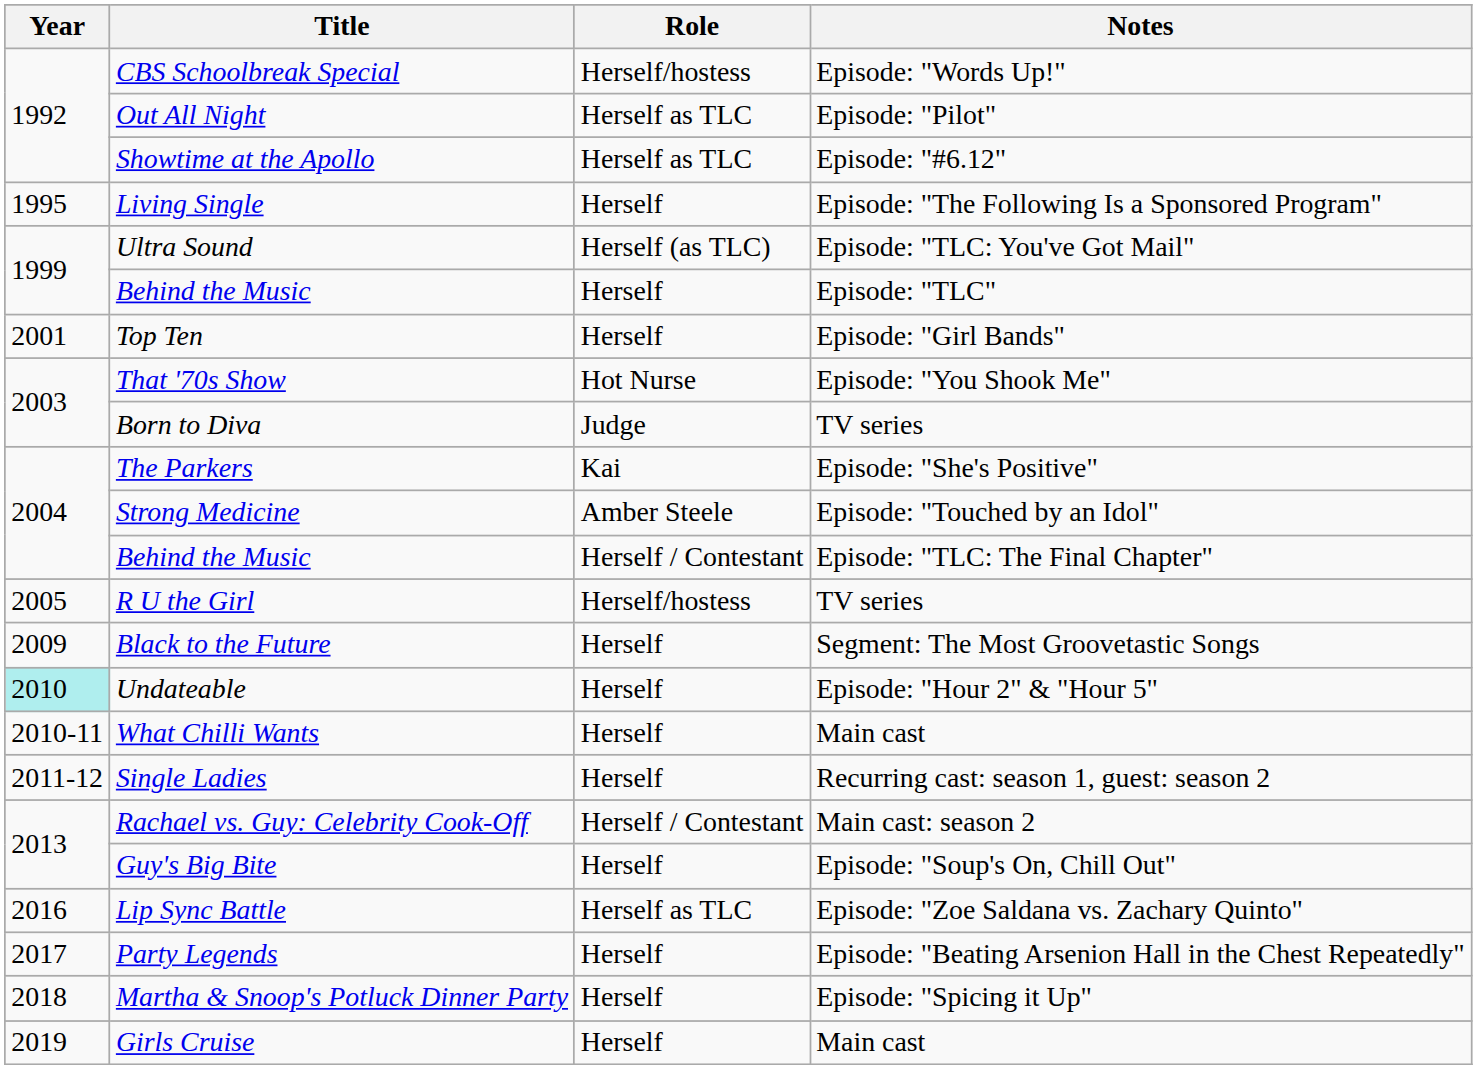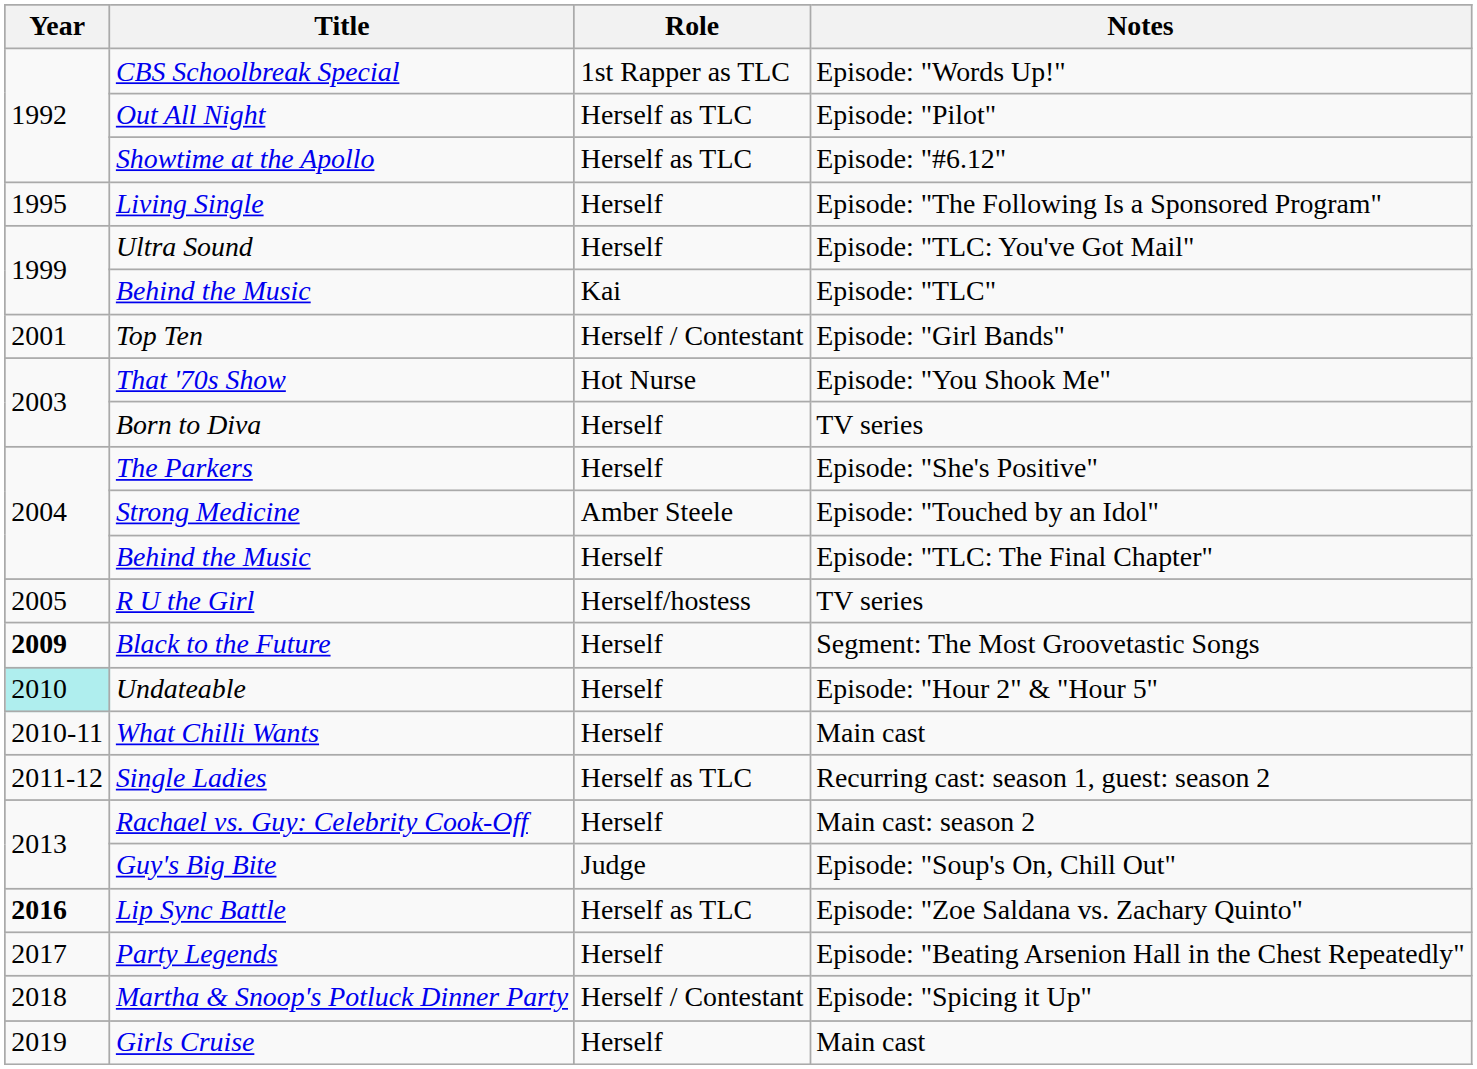(666, 70) Herself/hostess -> (685, 70) 1st Rapper as TLC
(676, 247) Herself (as TLC) -> (622, 247) Herself
(622, 291) Herself -> (601, 291) Kai
(622, 335) Herself -> (692, 335) Herself / Contestant
(613, 423) Judge -> (622, 423) Herself
(601, 468) Kai -> (622, 468) Herself
(692, 556) Herself / Contestant -> (622, 556) Herself
(39, 644) normal -> (39, 644) bold
(622, 777) Herself -> (666, 777) Herself as TLC
(692, 821) Herself / Contestant -> (622, 821) Herself
(622, 865) Herself -> (613, 865) Judge
(39, 909) normal -> (39, 909) bold
(622, 997) Herself -> (692, 997) Herself / Contestant
